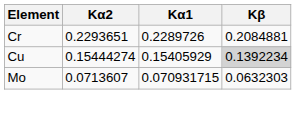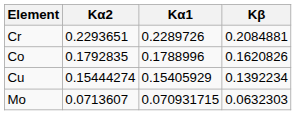+ row: (16, 57)
(257, 57) lightgrey background -> (257, 78) no background
